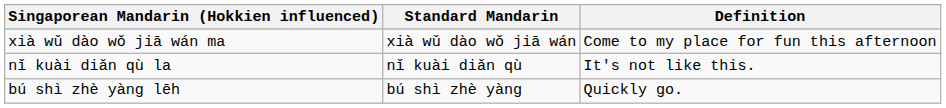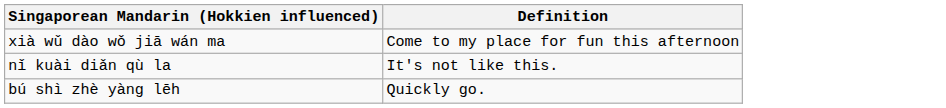- column: (481, 17)
